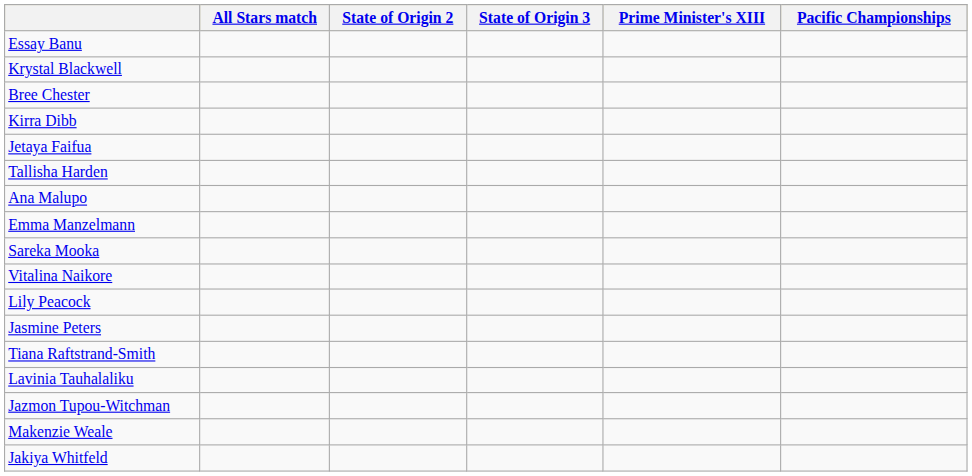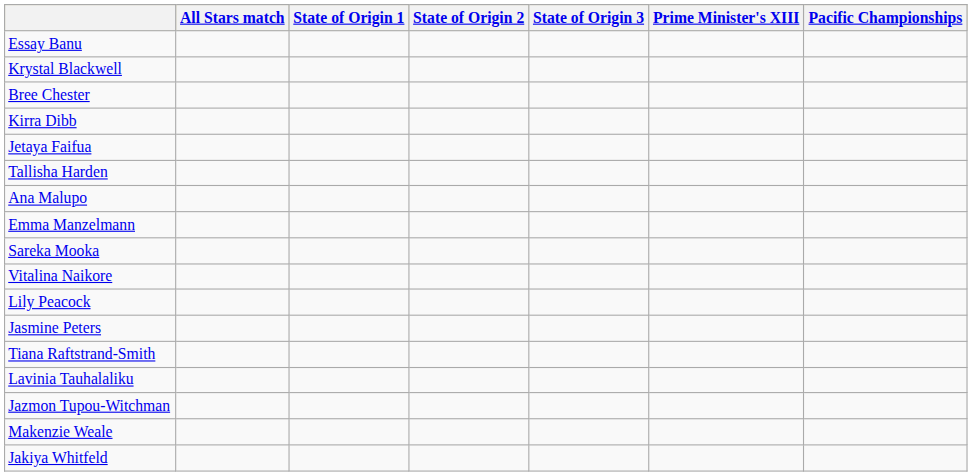+ column: (349, 17)
